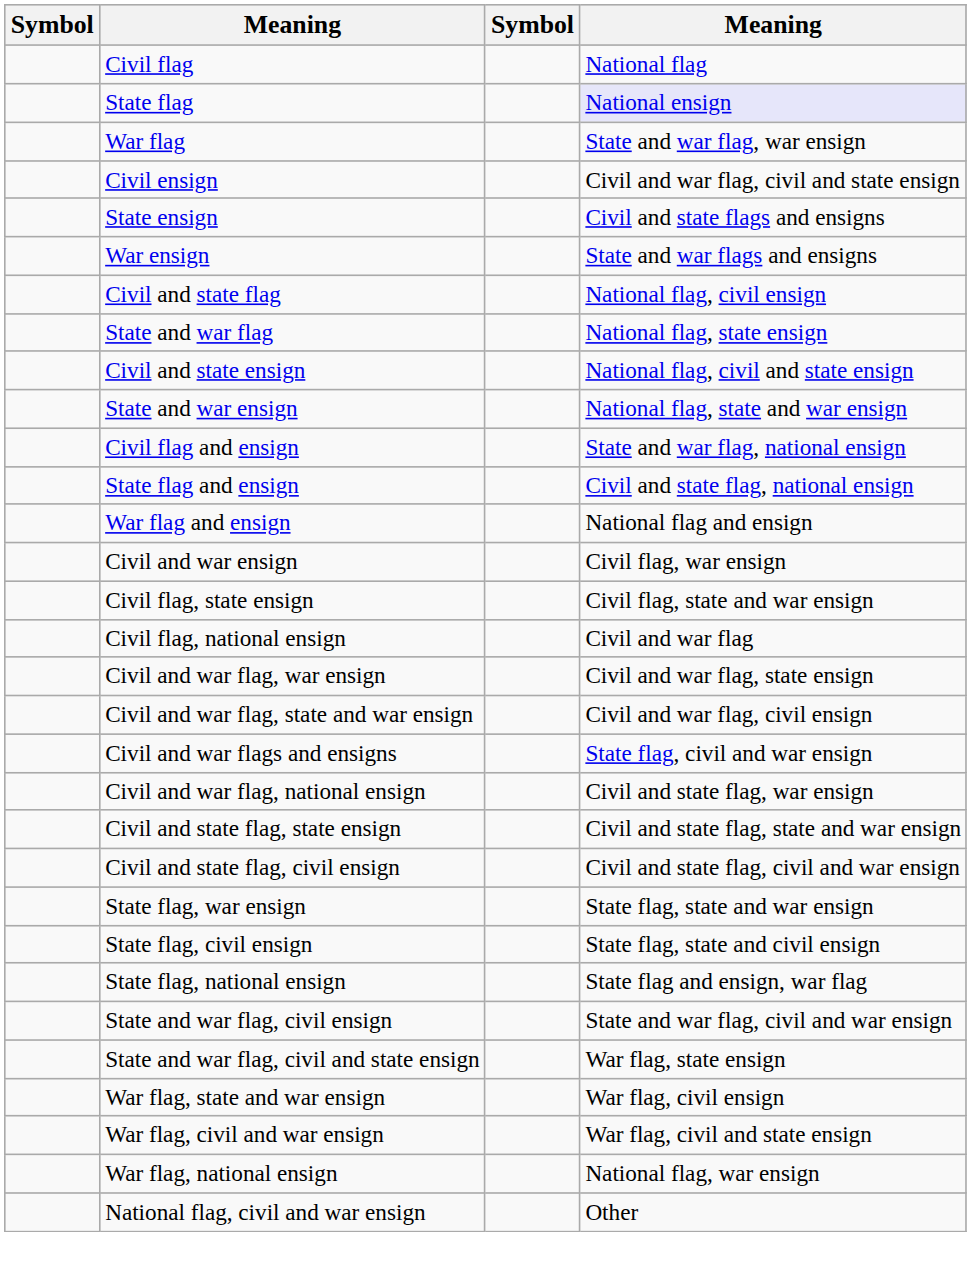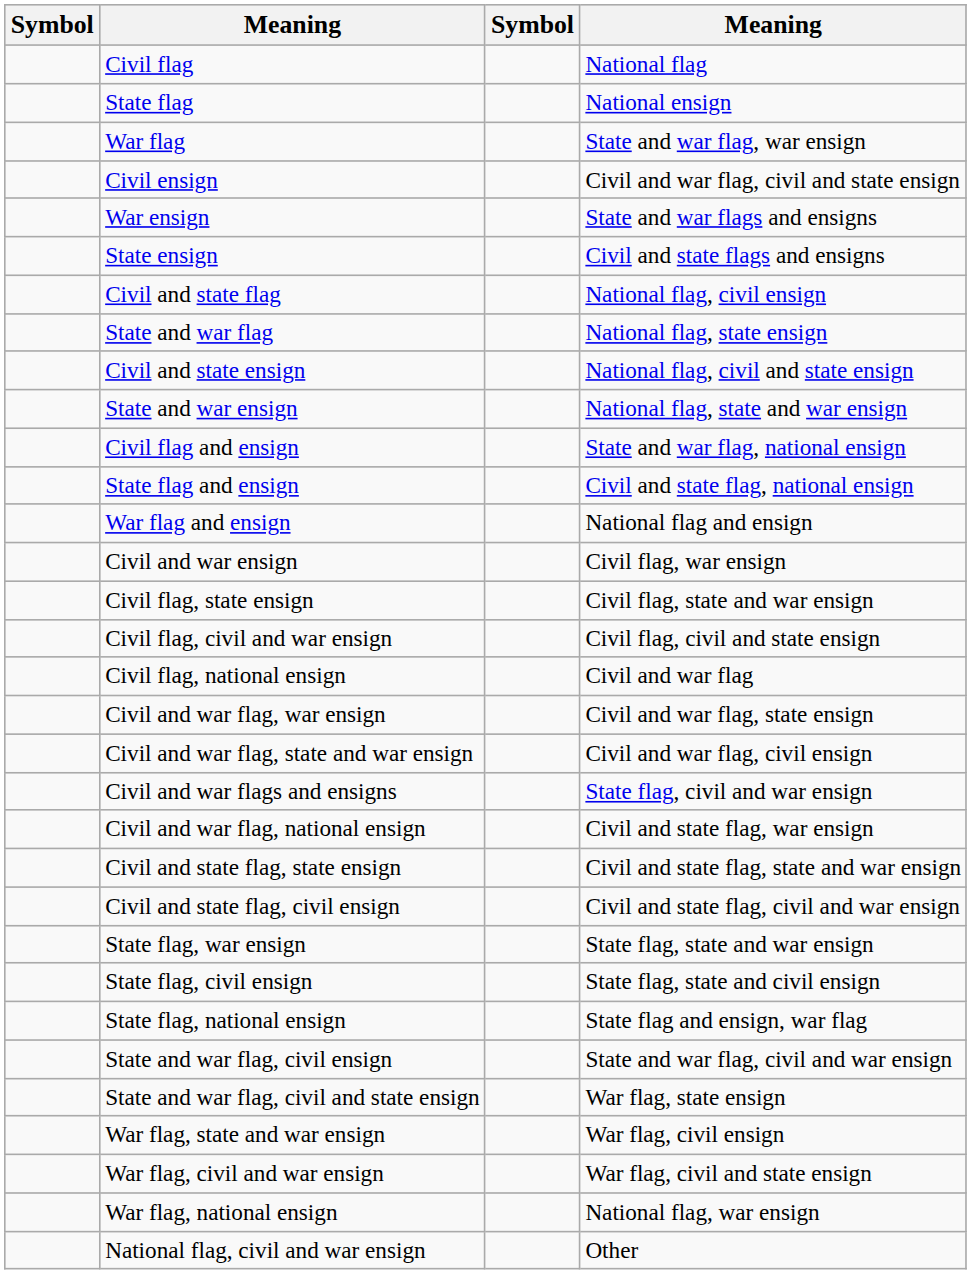(658, 102) lavender background -> (658, 102) no background
rows swapped: (161, 217) <-> (157, 255)
+ row: (249, 638)
